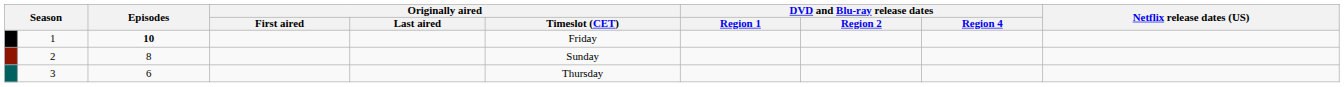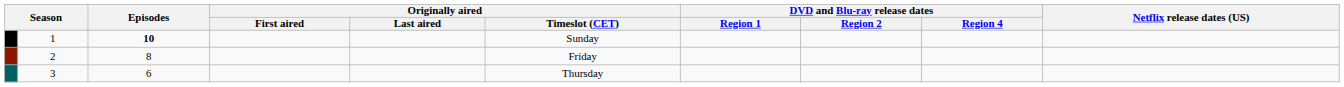(583, 38) Friday -> (583, 38) Sunday
(583, 56) Sunday -> (583, 56) Friday
